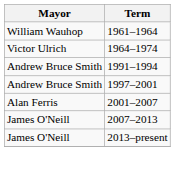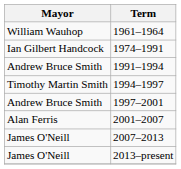- row: (132, 48)
+ row: (138, 48)
+ row: (138, 84)
